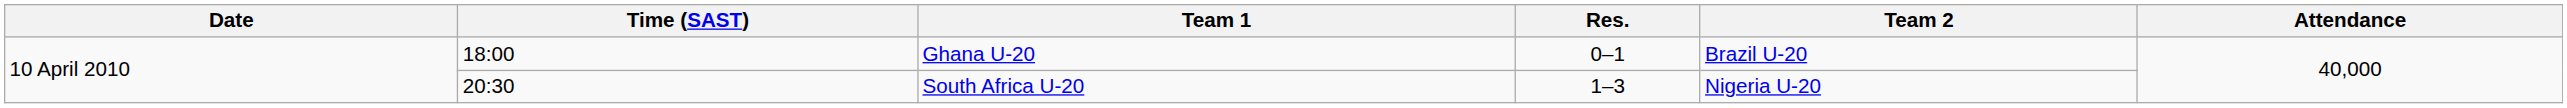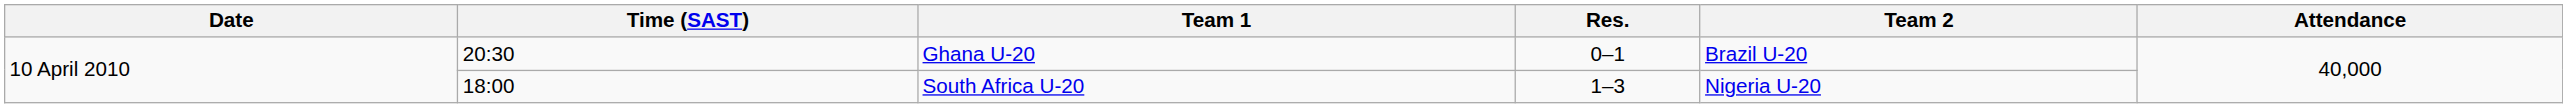(489, 53) 18:00 -> (489, 53) 20:30
(489, 86) 20:30 -> (489, 86) 18:00
